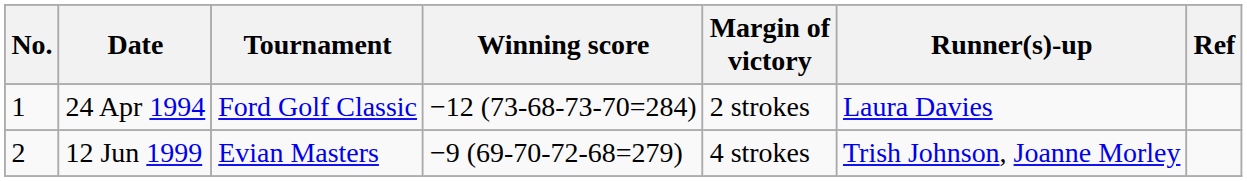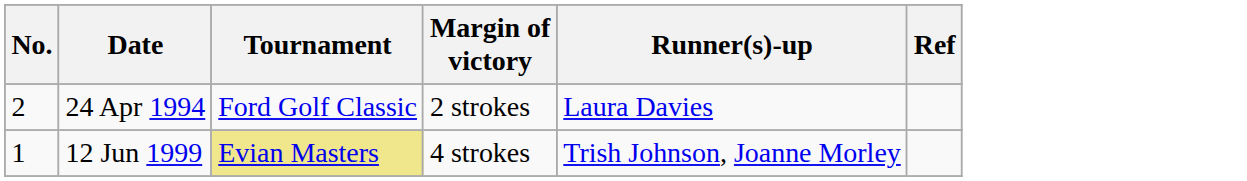- column: (563, 44)
(18, 106) 1 -> (18, 106) 2
(18, 153) 2 -> (18, 153) 1
(299, 153) no background -> (299, 153) khaki background
